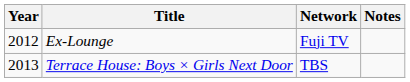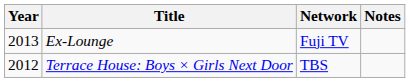(23, 41) 2012 -> (23, 41) 2013
(23, 65) 2013 -> (23, 65) 2012
